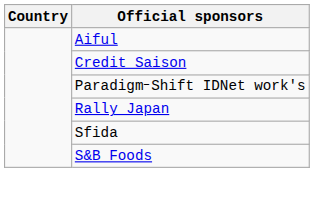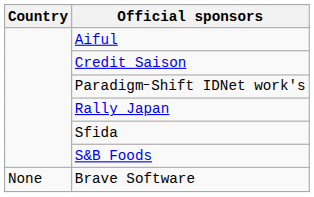+ row: (135, 179)
